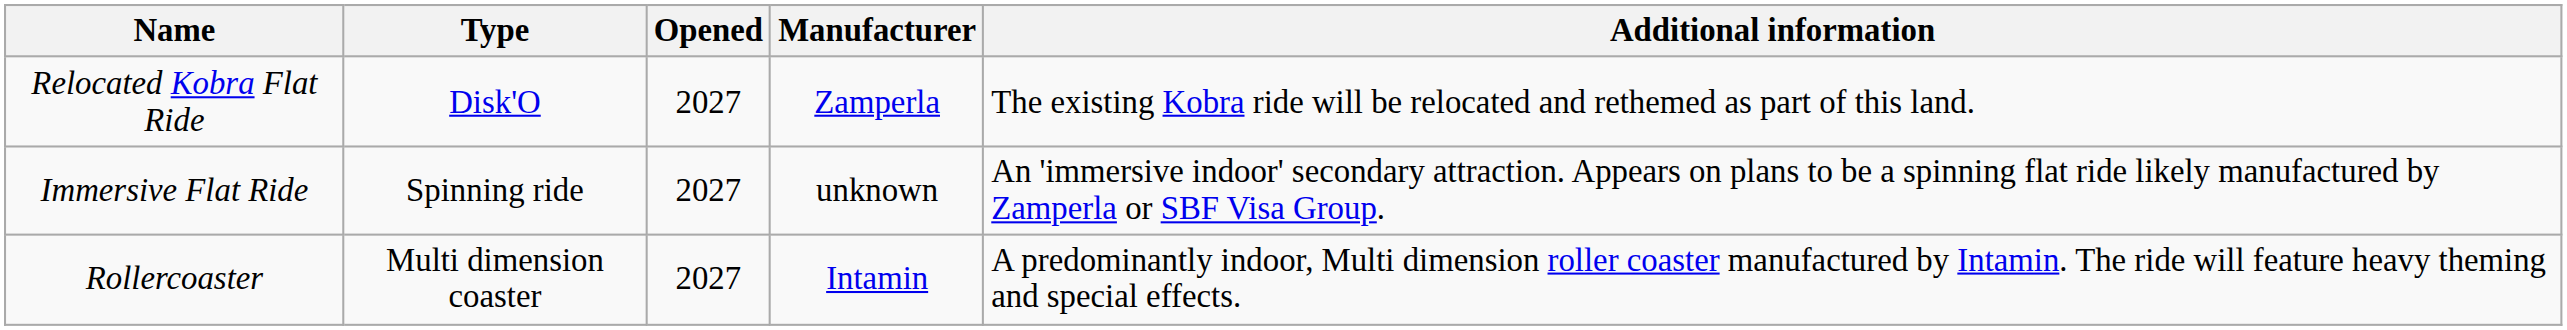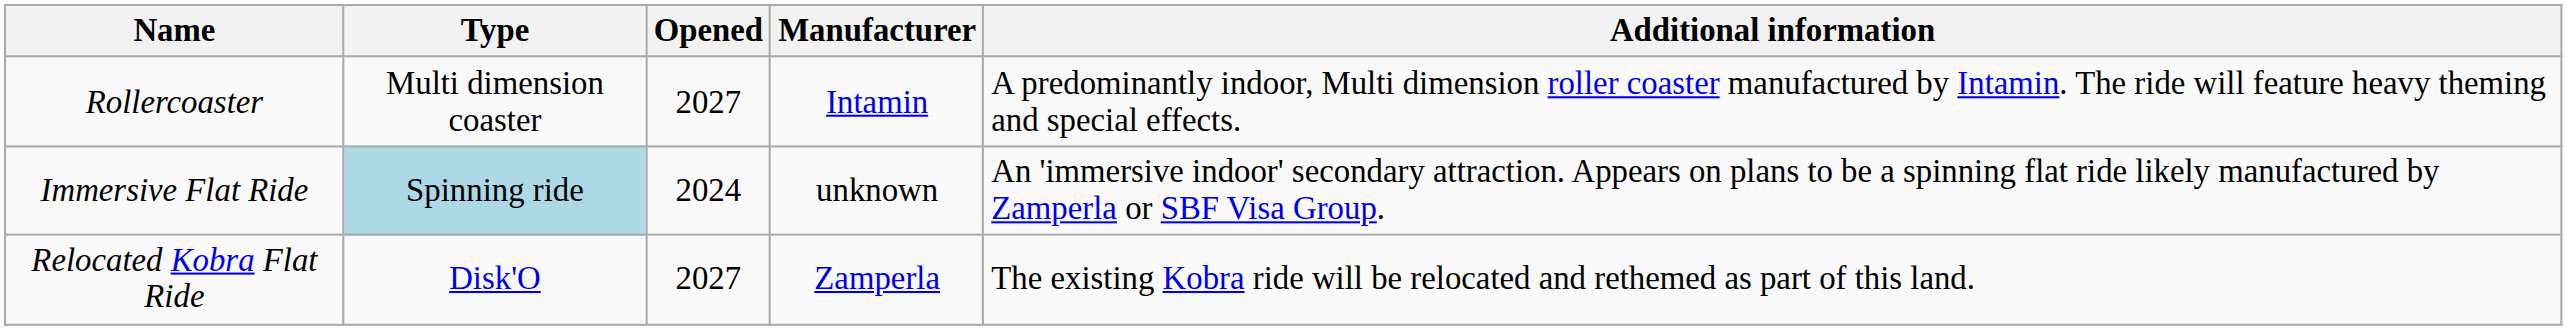rows swapped: (174, 278) <-> (174, 100)
(495, 189) no background -> (495, 189) lightblue background
(708, 189) 2027 -> (708, 189) 2024
